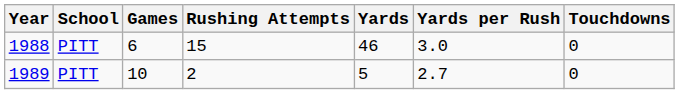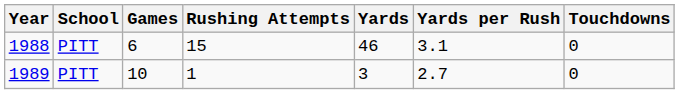(433, 46) 3.0 -> (433, 46) 3.1
(191, 74) 2 -> (191, 74) 1
(363, 74) 5 -> (363, 74) 3
